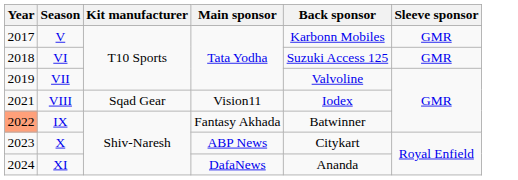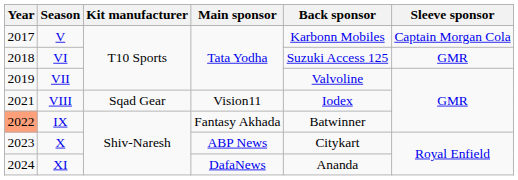(436, 36) GMR -> (452, 36) Captain Morgan Cola
